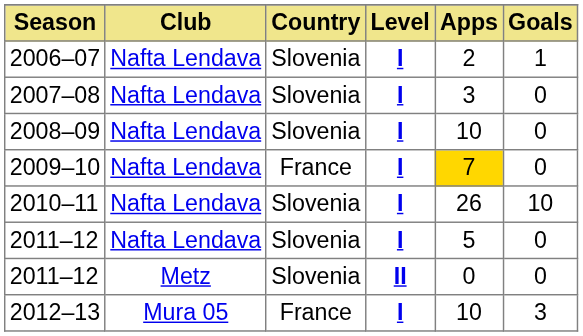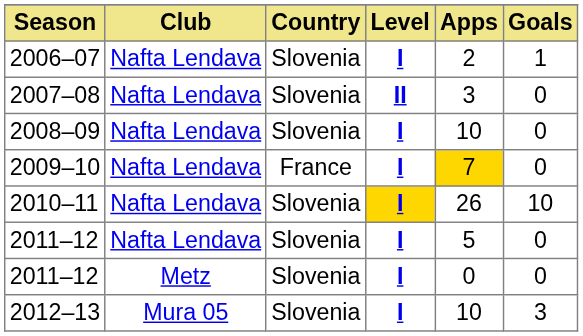(400, 95) I -> (400, 95) II
(400, 203) no background -> (400, 203) gold background
(400, 276) II -> (400, 276) I
(316, 312) France -> (316, 312) Slovenia
